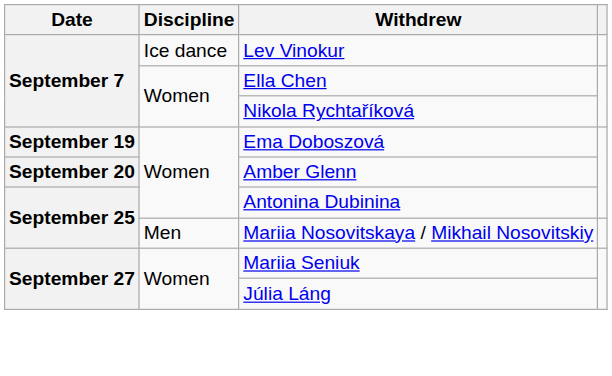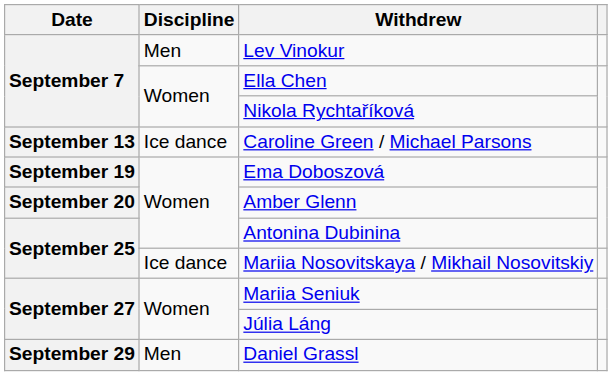(185, 50) Ice dance -> (162, 50) Men
+ row: (387, 141)
(162, 232) Men -> (185, 263) Ice dance
+ row: (301, 354)
